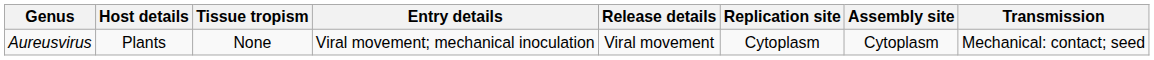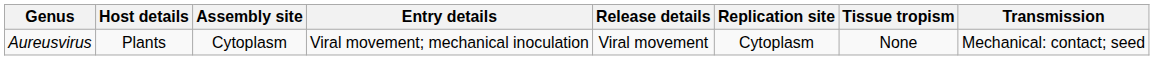columns swapped: (252, 17) <-> (901, 17)
